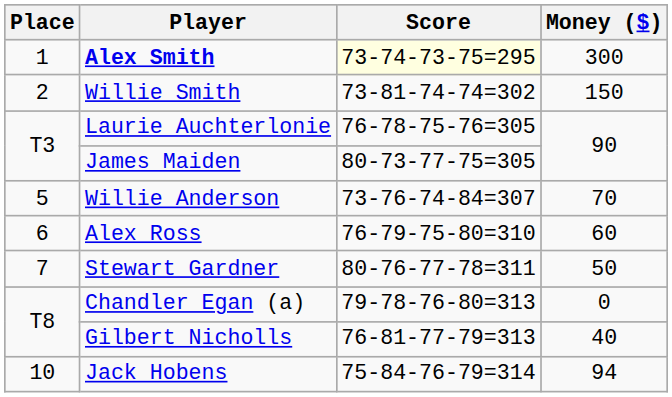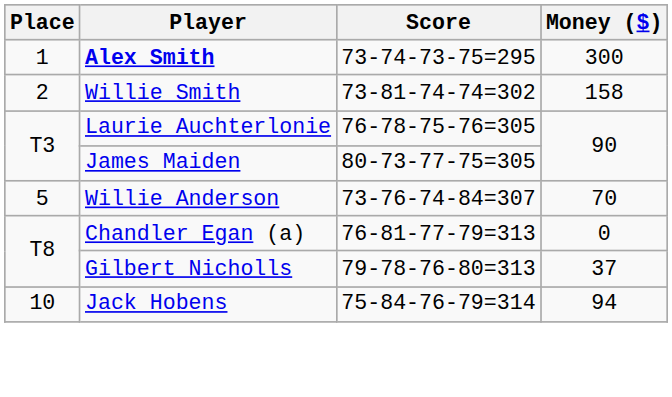(438, 58) lightyellow background -> (438, 58) no background
(604, 93) 150 -> (604, 93) 158
- row: (143, 233)
- row: (182, 269)
(438, 304) 79-78-76-80=313 -> (438, 233) 76-81-77-79=313
(438, 339) 76-81-77-79=313 -> (438, 269) 79-78-76-80=313
(604, 339) 40 -> (604, 269) 37
